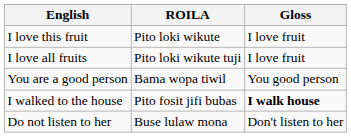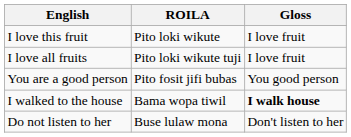(180, 79) Bama wopa tiwil -> (185, 79) Pito fosit jifi bubas
(185, 100) Pito fosit jifi bubas -> (180, 100) Bama wopa tiwil
